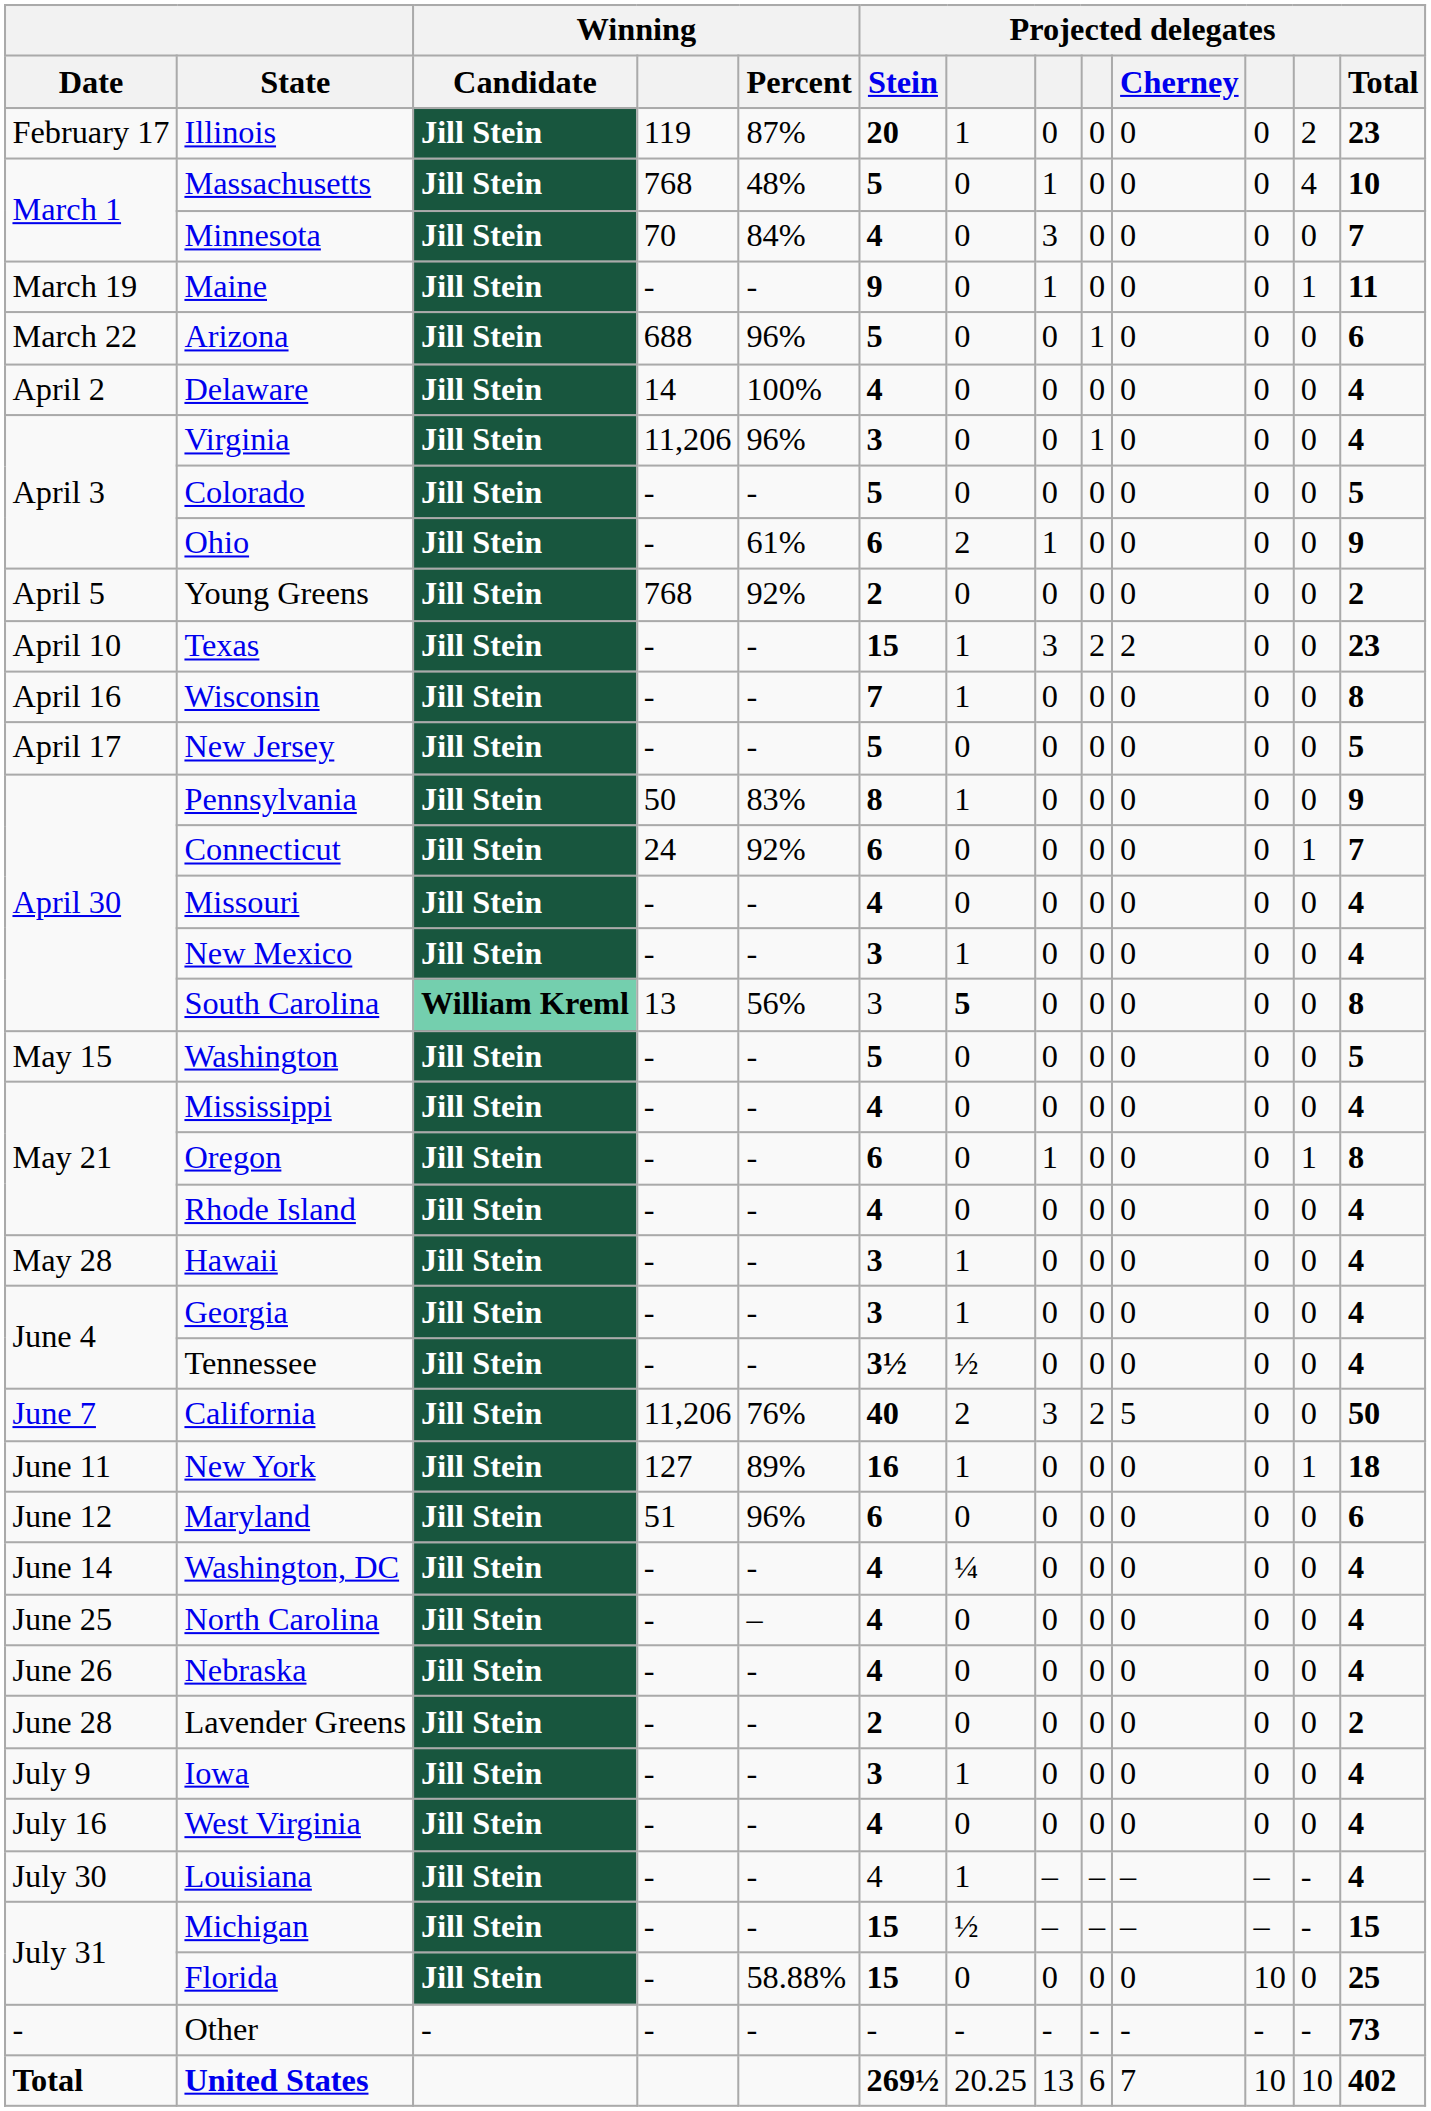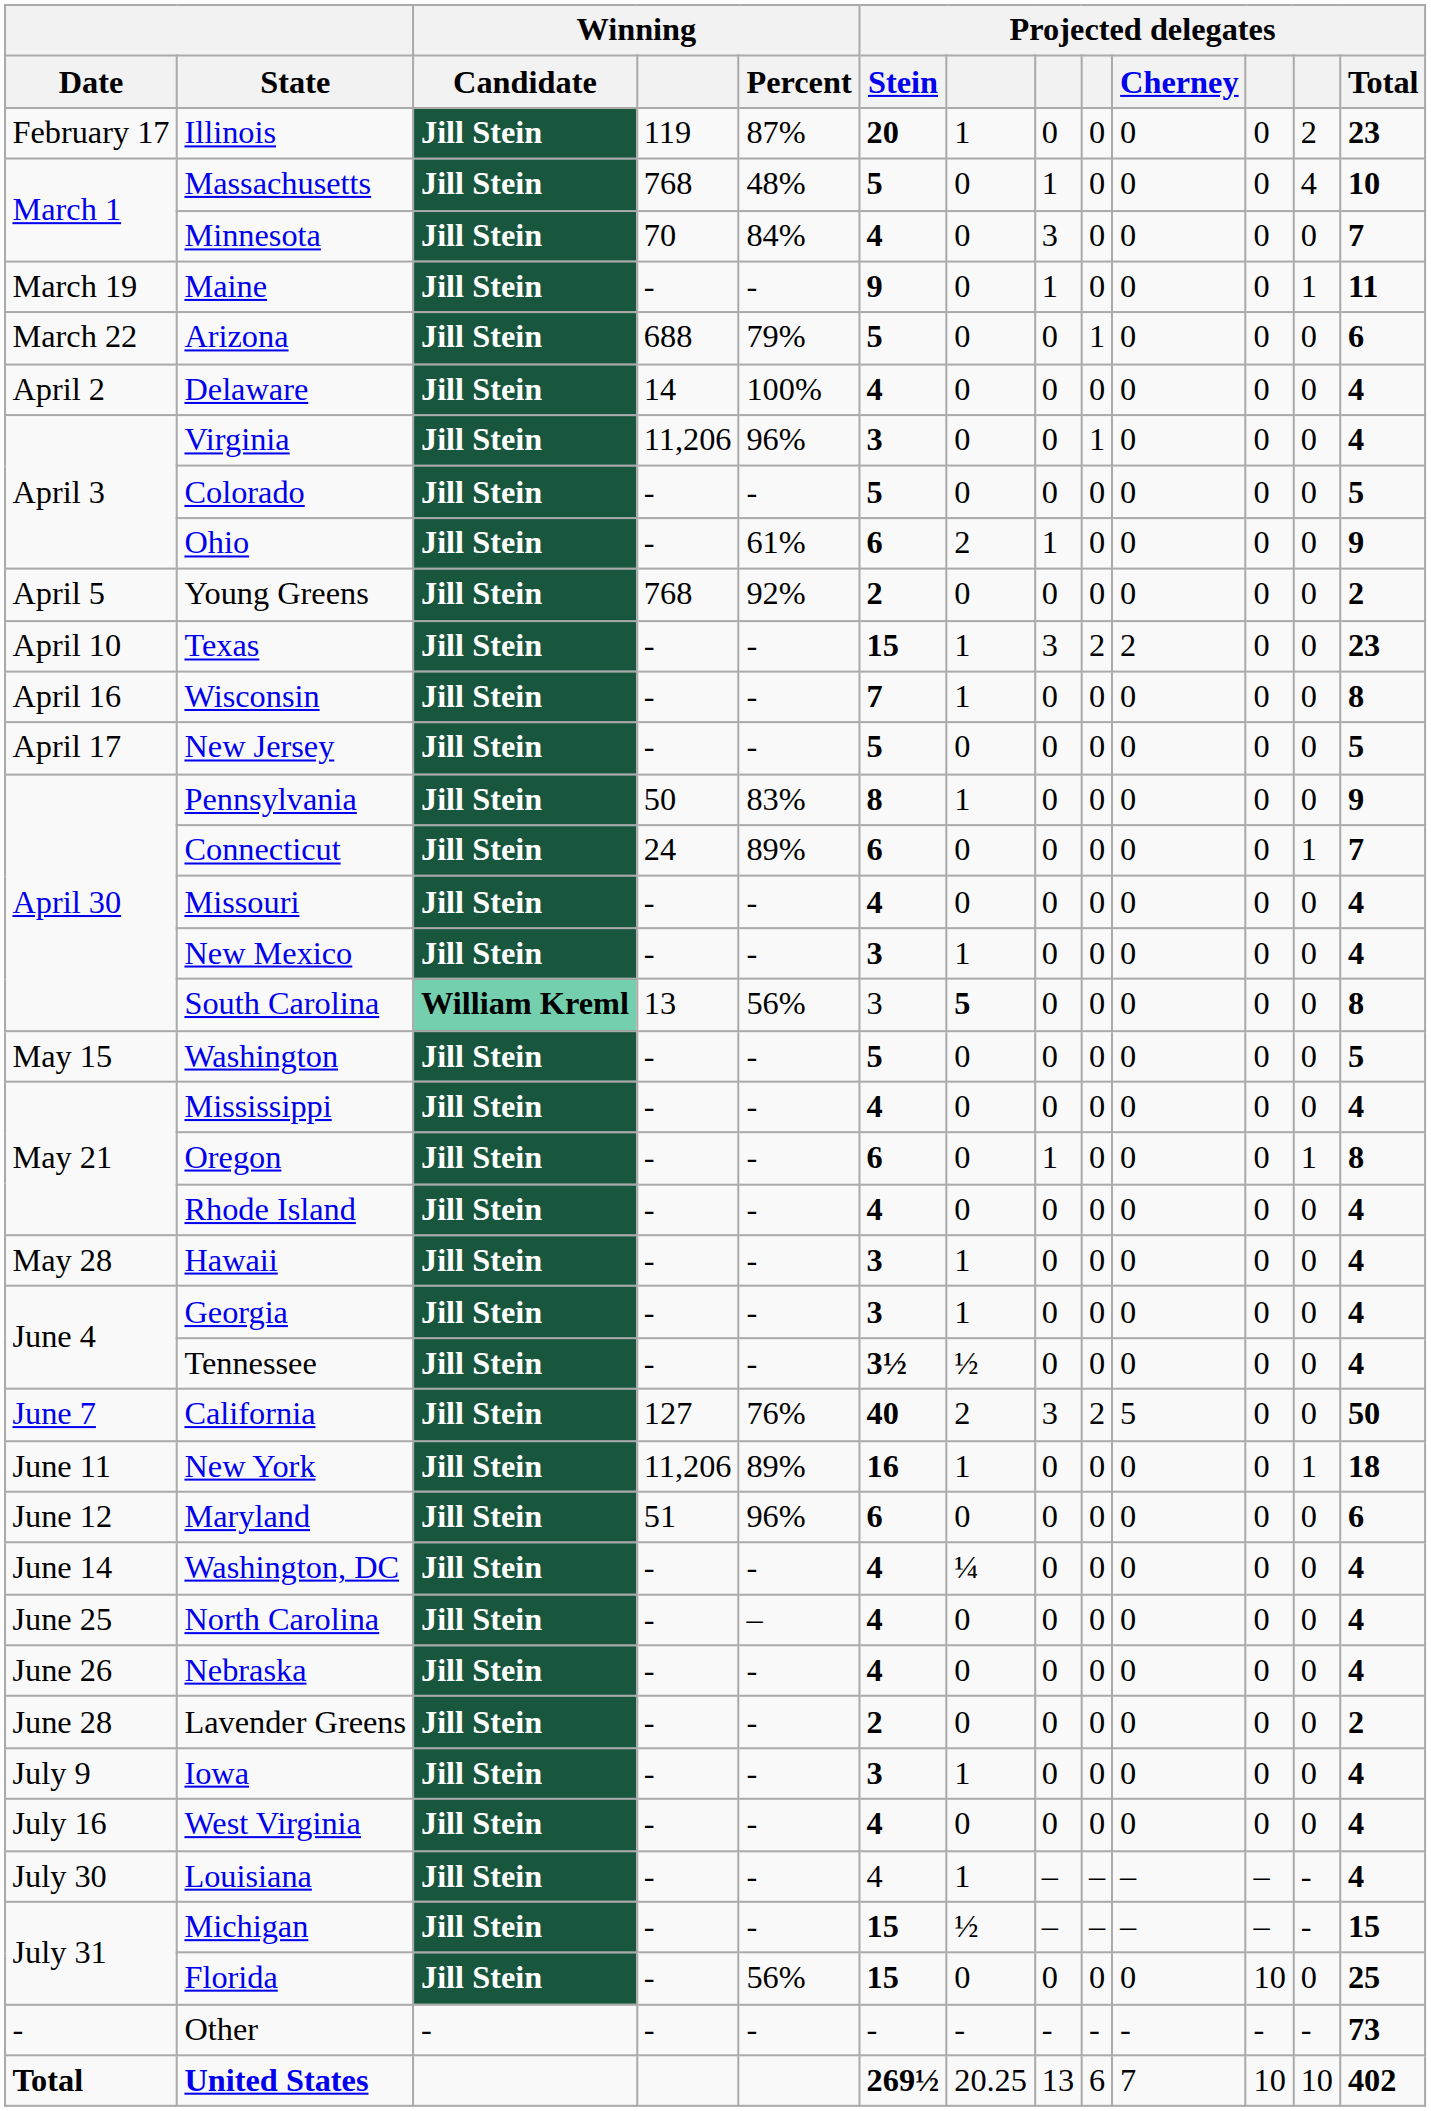(776, 337) 96% -> (776, 337) 79%
(776, 850) 92% -> (776, 850) 89%
(688, 1414) 11,206 -> (668, 1414) 127
(668, 1465) 127 -> (688, 1465) 11,206
(796, 1977) 58.88% -> (776, 1977) 56%
